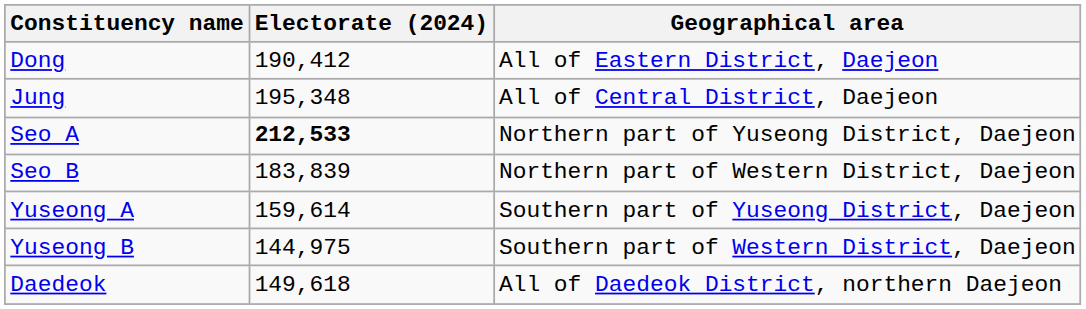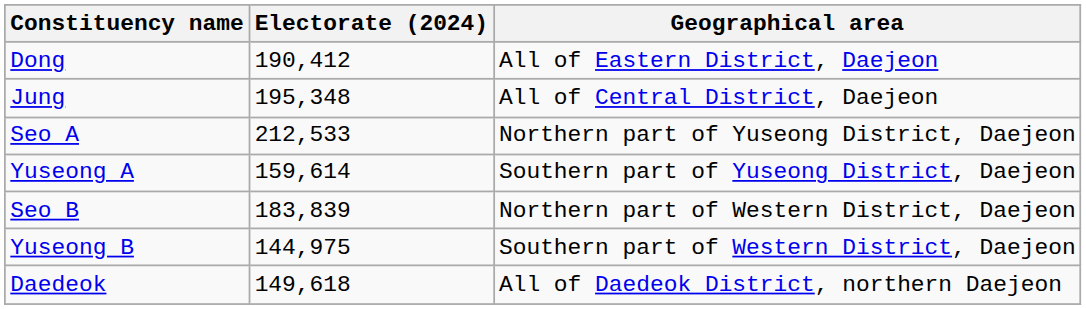(303, 135) bold -> (303, 135) normal
rows swapped: (45, 173) <-> (72, 210)
